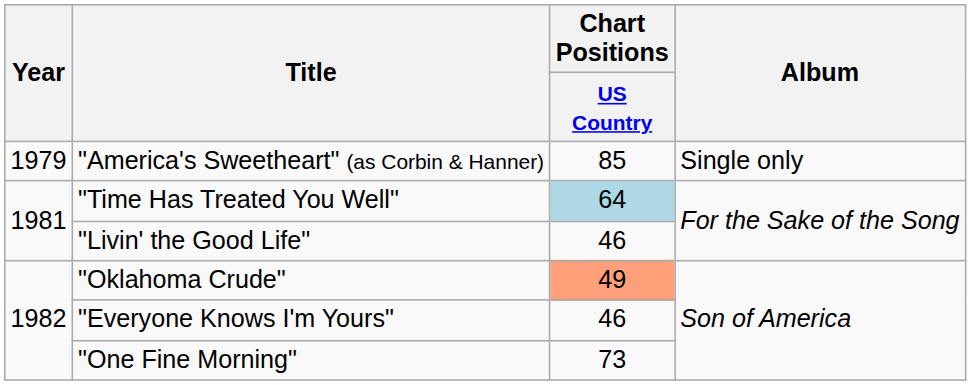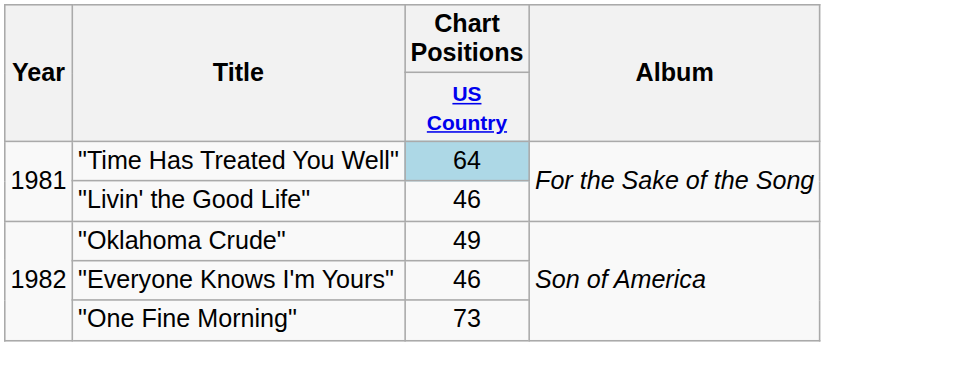- row: (311, 160)
(612, 280) lightsalmon background -> (467, 240) no background
